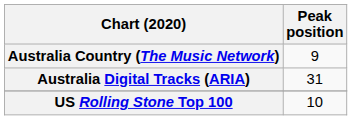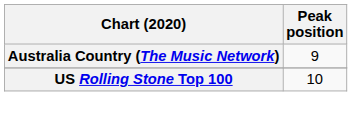- row: (144, 79)
